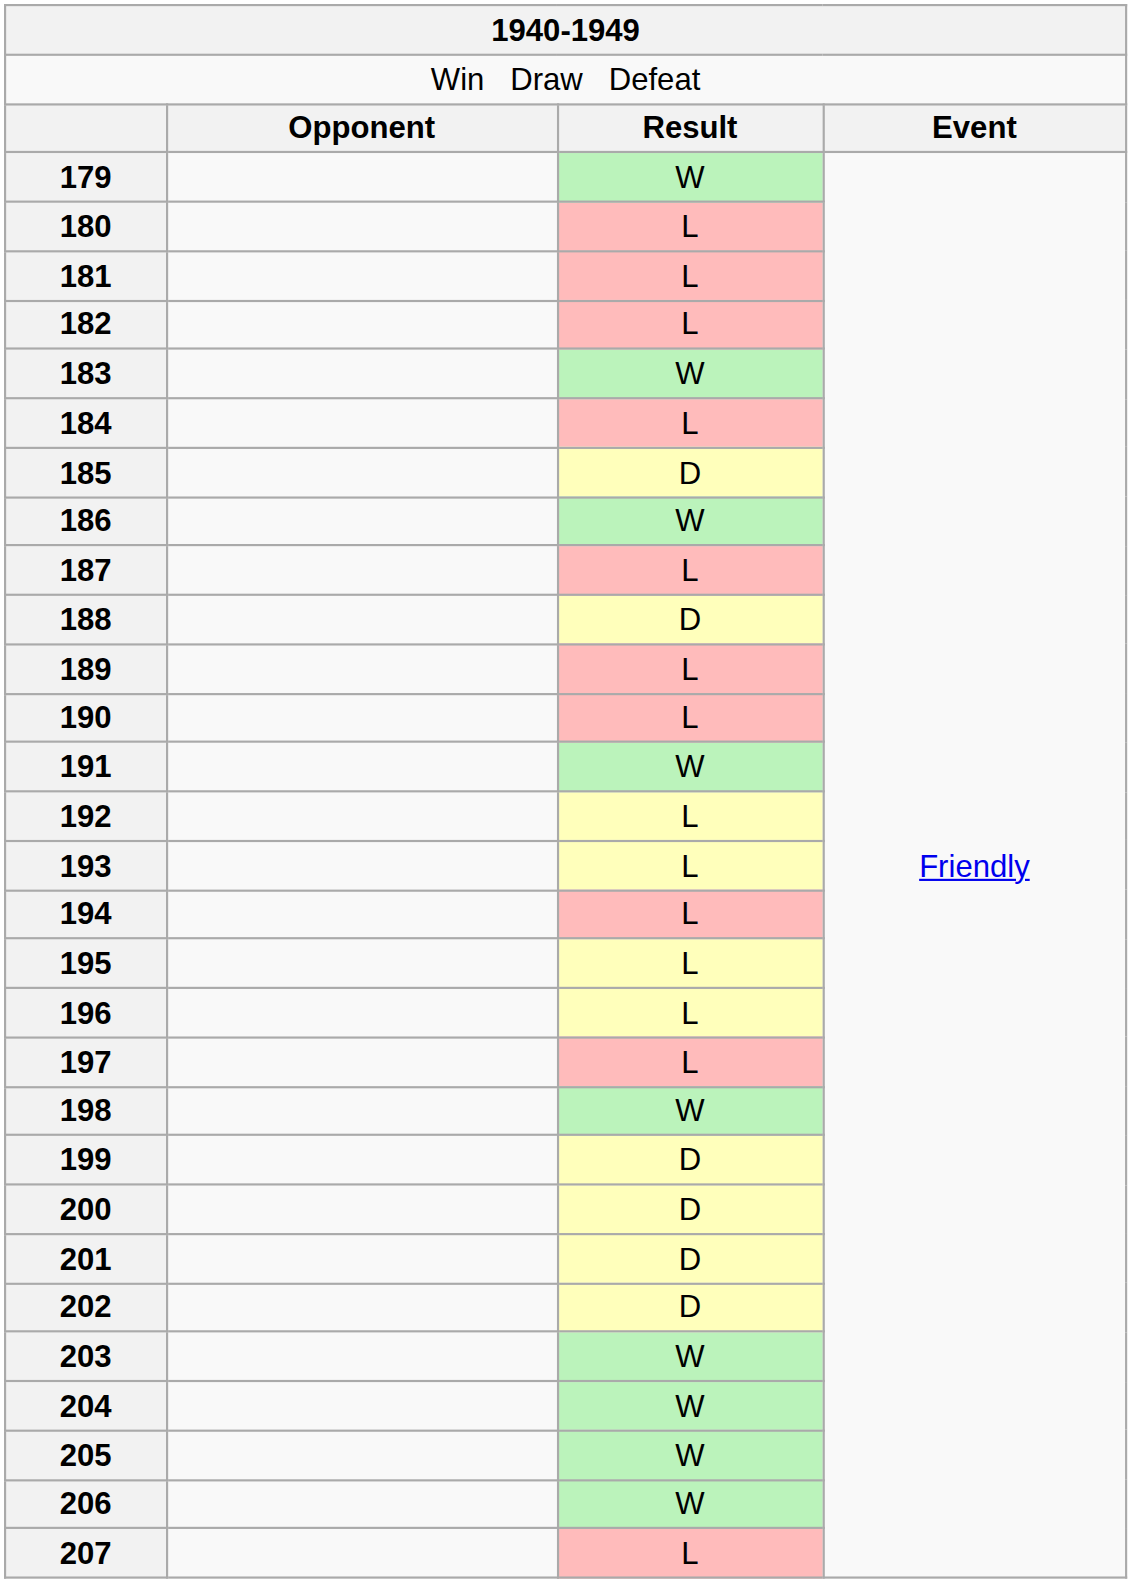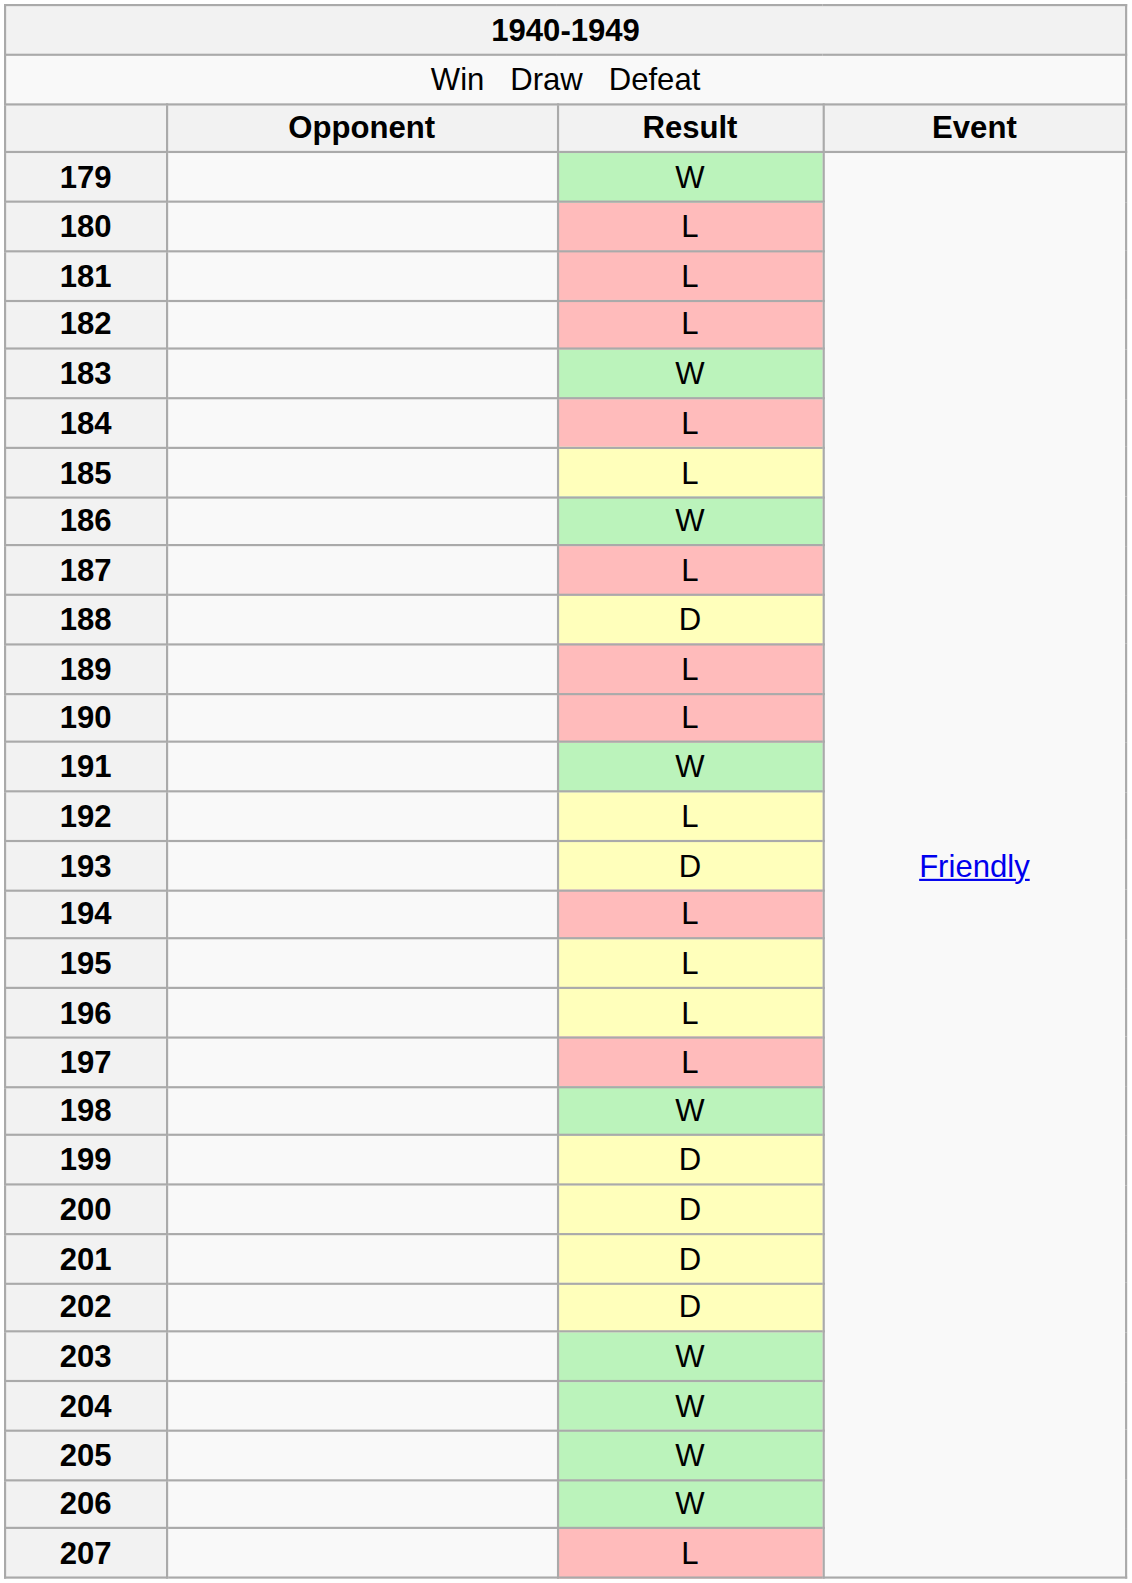(690, 472) D -> (690, 472) L
(690, 865) L -> (690, 865) D
